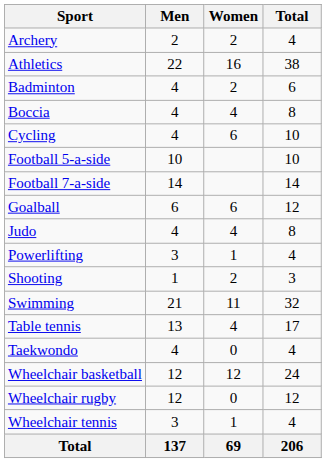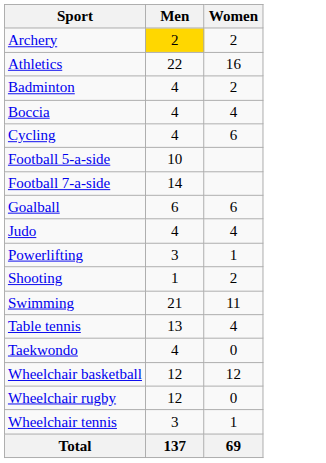- column: (292, 16)
(175, 40) no background -> (175, 40) gold background
